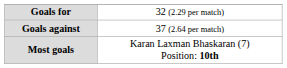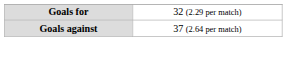- row: (51, 50)
